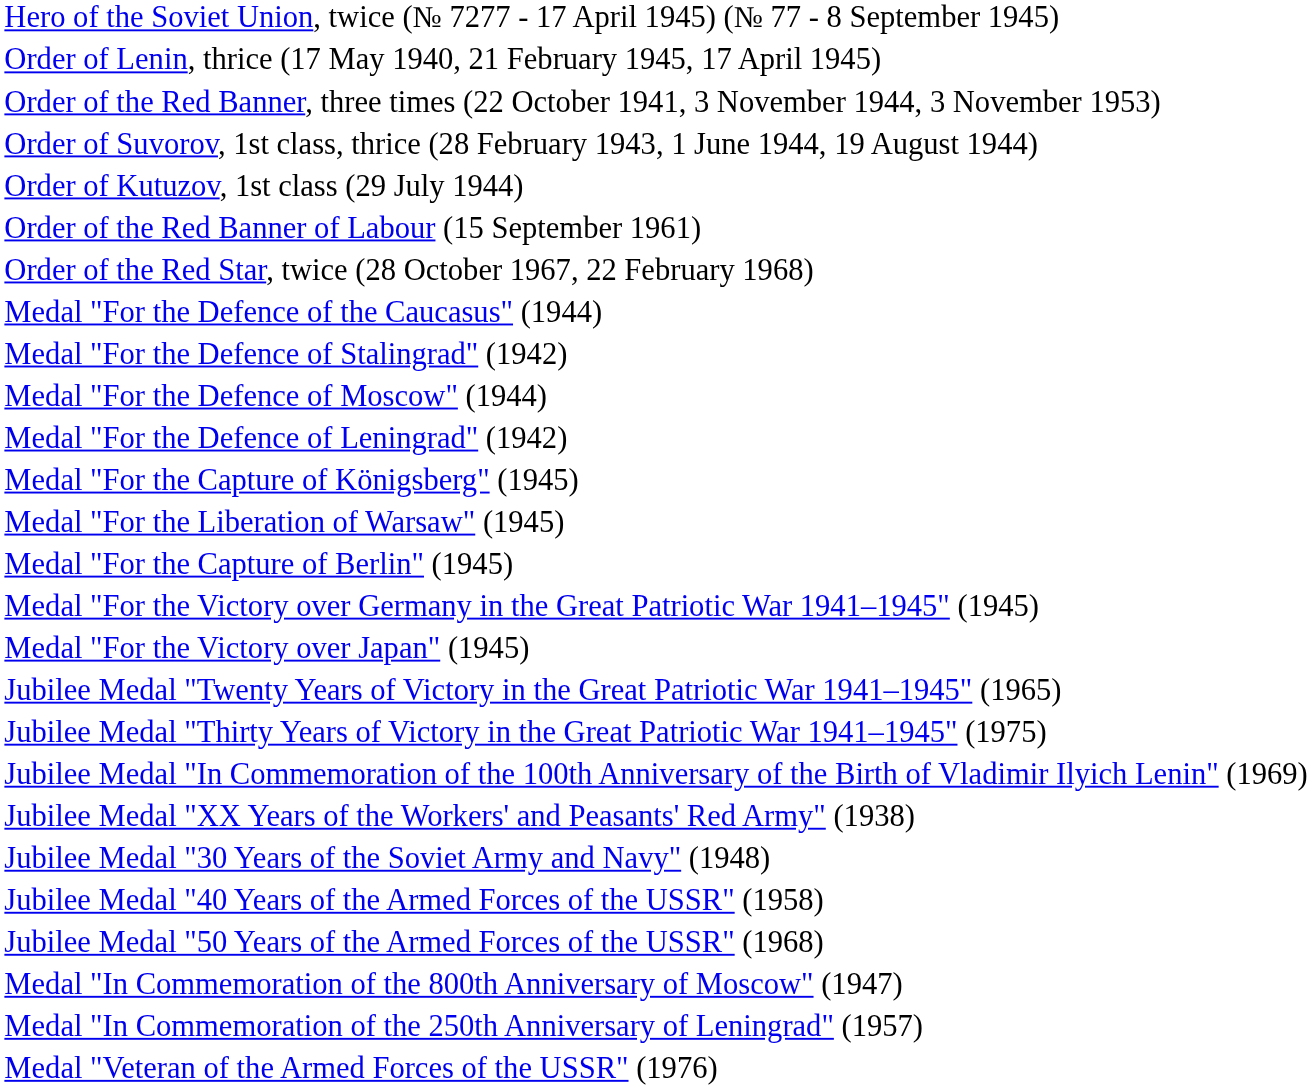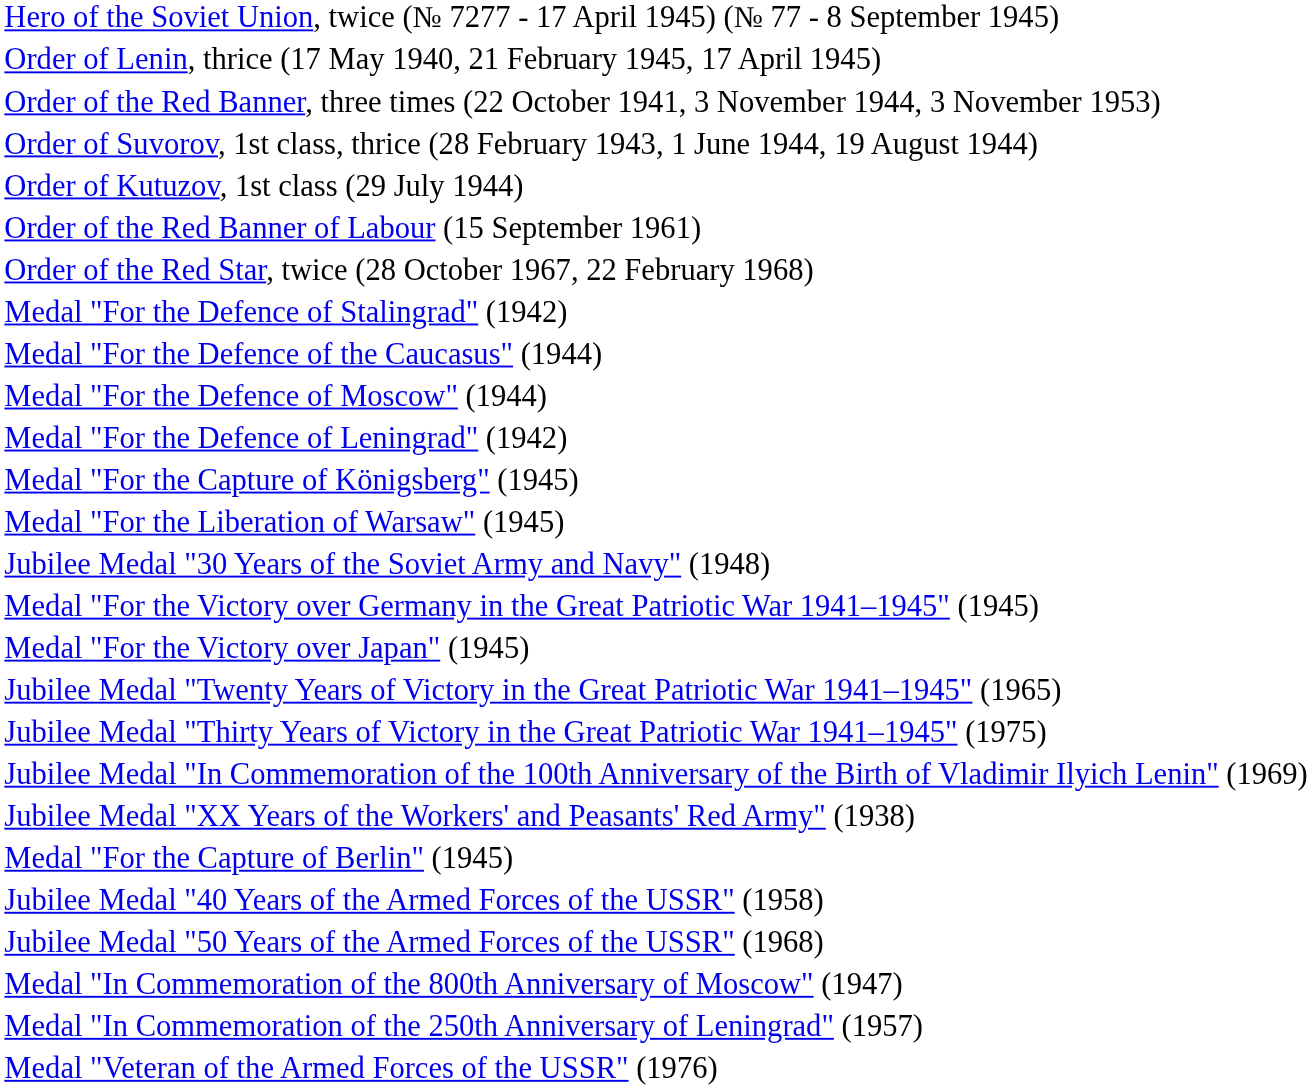rows swapped: (286, 353) <-> (303, 311)
rows swapped: (259, 563) <-> (387, 857)
